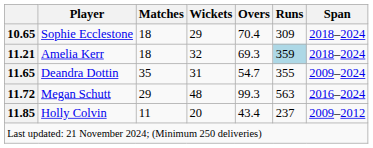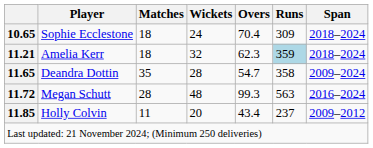(196, 34) 29 -> (196, 34) 24
(249, 53) 69.3 -> (249, 53) 62.3
(196, 73) 31 -> (196, 73) 28
(285, 73) 355 -> (285, 73) 358
(145, 93) 29 -> (145, 93) 28
